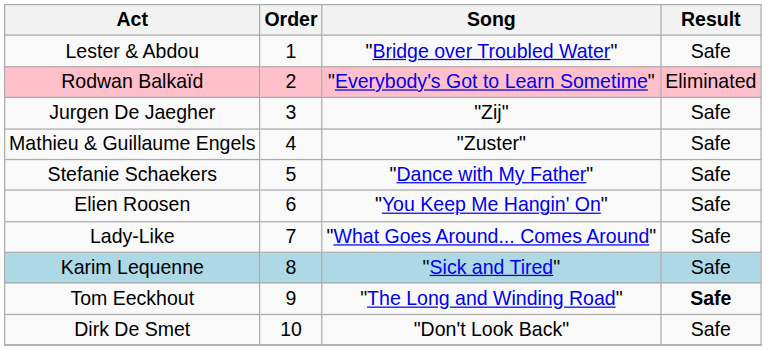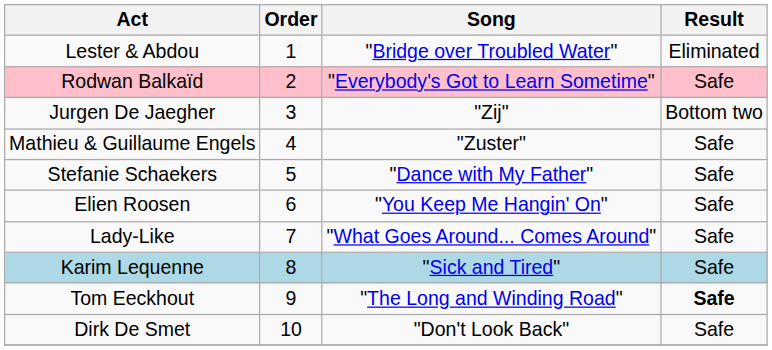(711, 50) Safe -> (714, 50) Eliminated
(711, 81) Eliminated -> (714, 81) Safe
(711, 112) Safe -> (714, 112) Bottom two
